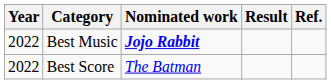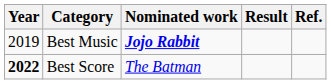(24, 41) 2022 -> (24, 41) 2019
(24, 66) normal -> (24, 66) bold
